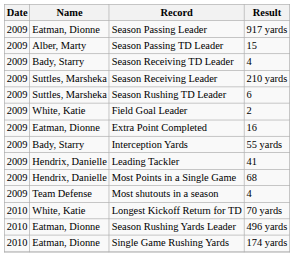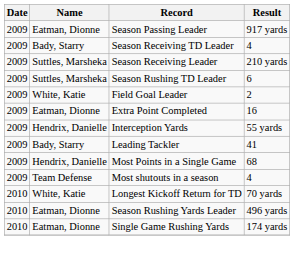- row: (167, 45)
(58, 144) Bady, Starry -> (70, 128) Hendrix, Danielle
(70, 161) Hendrix, Danielle -> (58, 144) Bady, Starry
